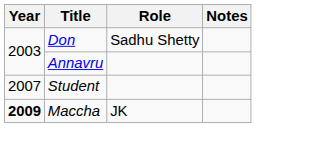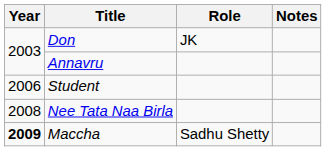(155, 39) Sadhu Shetty -> (189, 39) JK
(24, 87) 2007 -> (24, 87) 2006
+ row: (110, 110)
(119, 110) JK -> (225, 134) Sadhu Shetty
